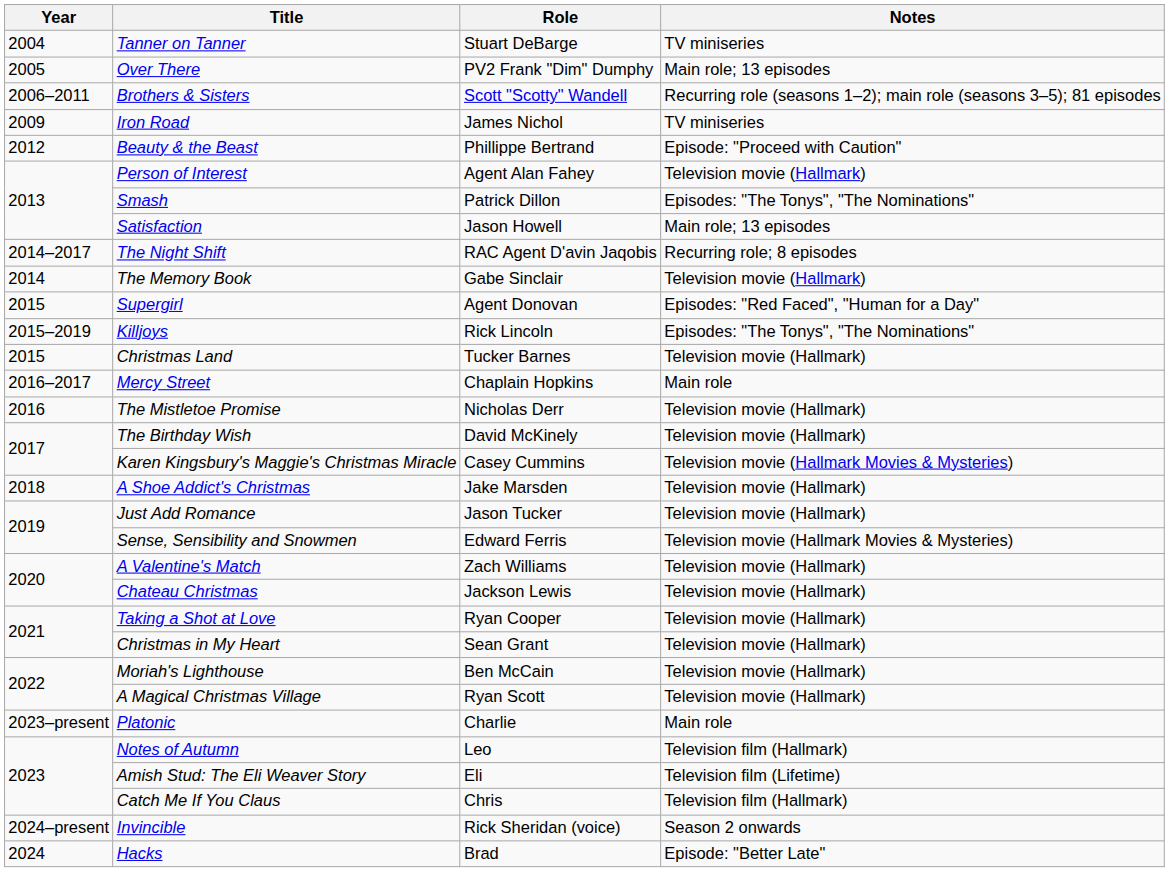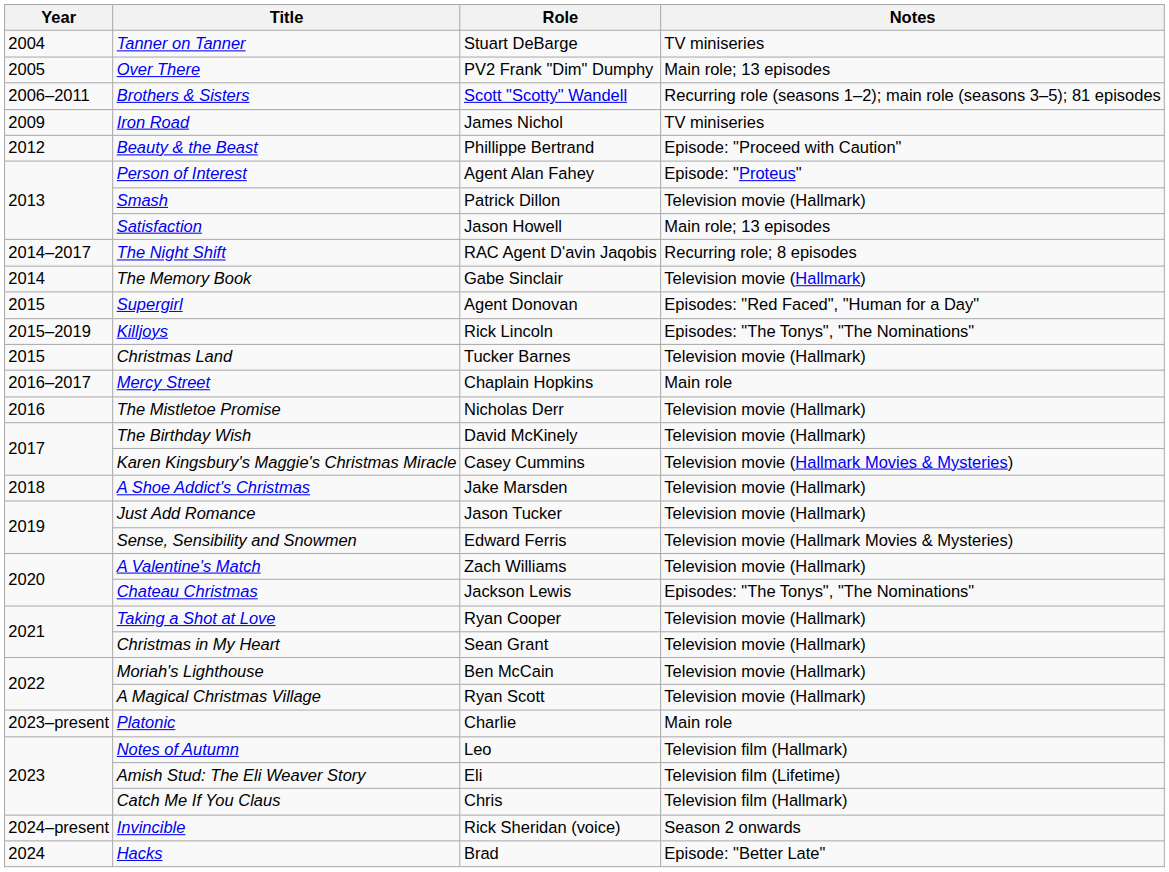(765, 174) Television movie (Hallmark) -> (733, 174) Episode: "Proteus"
(819, 200) Episodes: "The Tonys", "The Nominations" -> (765, 200) Television movie (Hallmark)
(765, 592) Television movie (Hallmark) -> (819, 592) Episodes: "The Tonys", "The Nominations"
